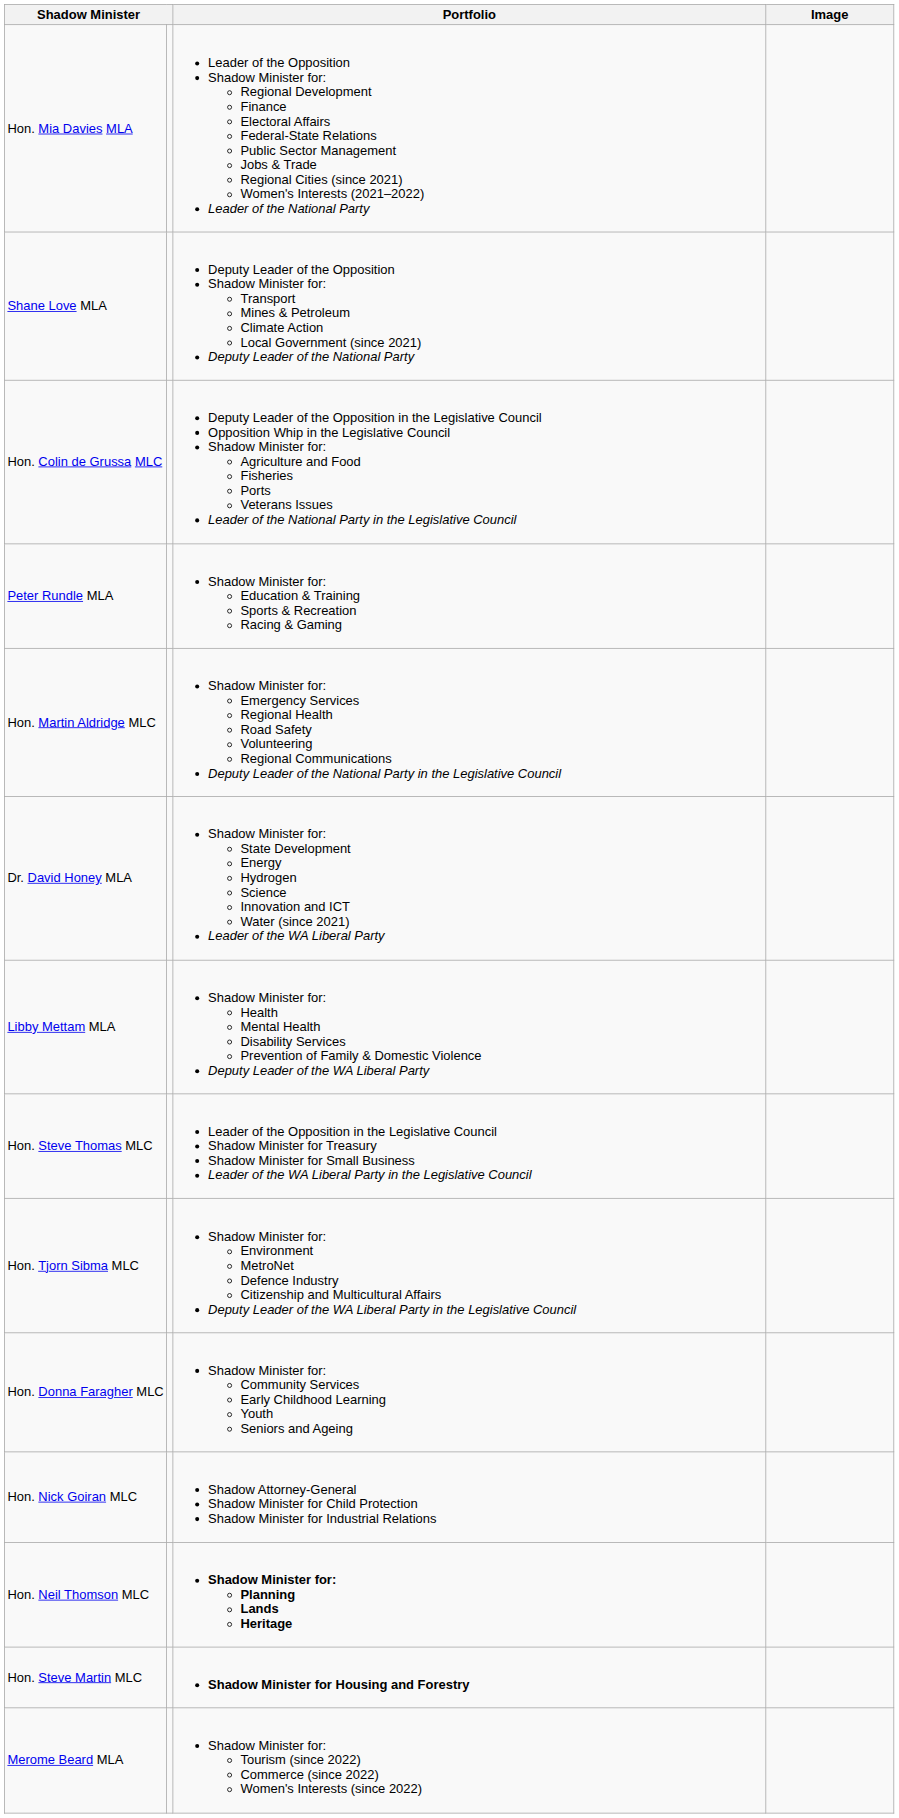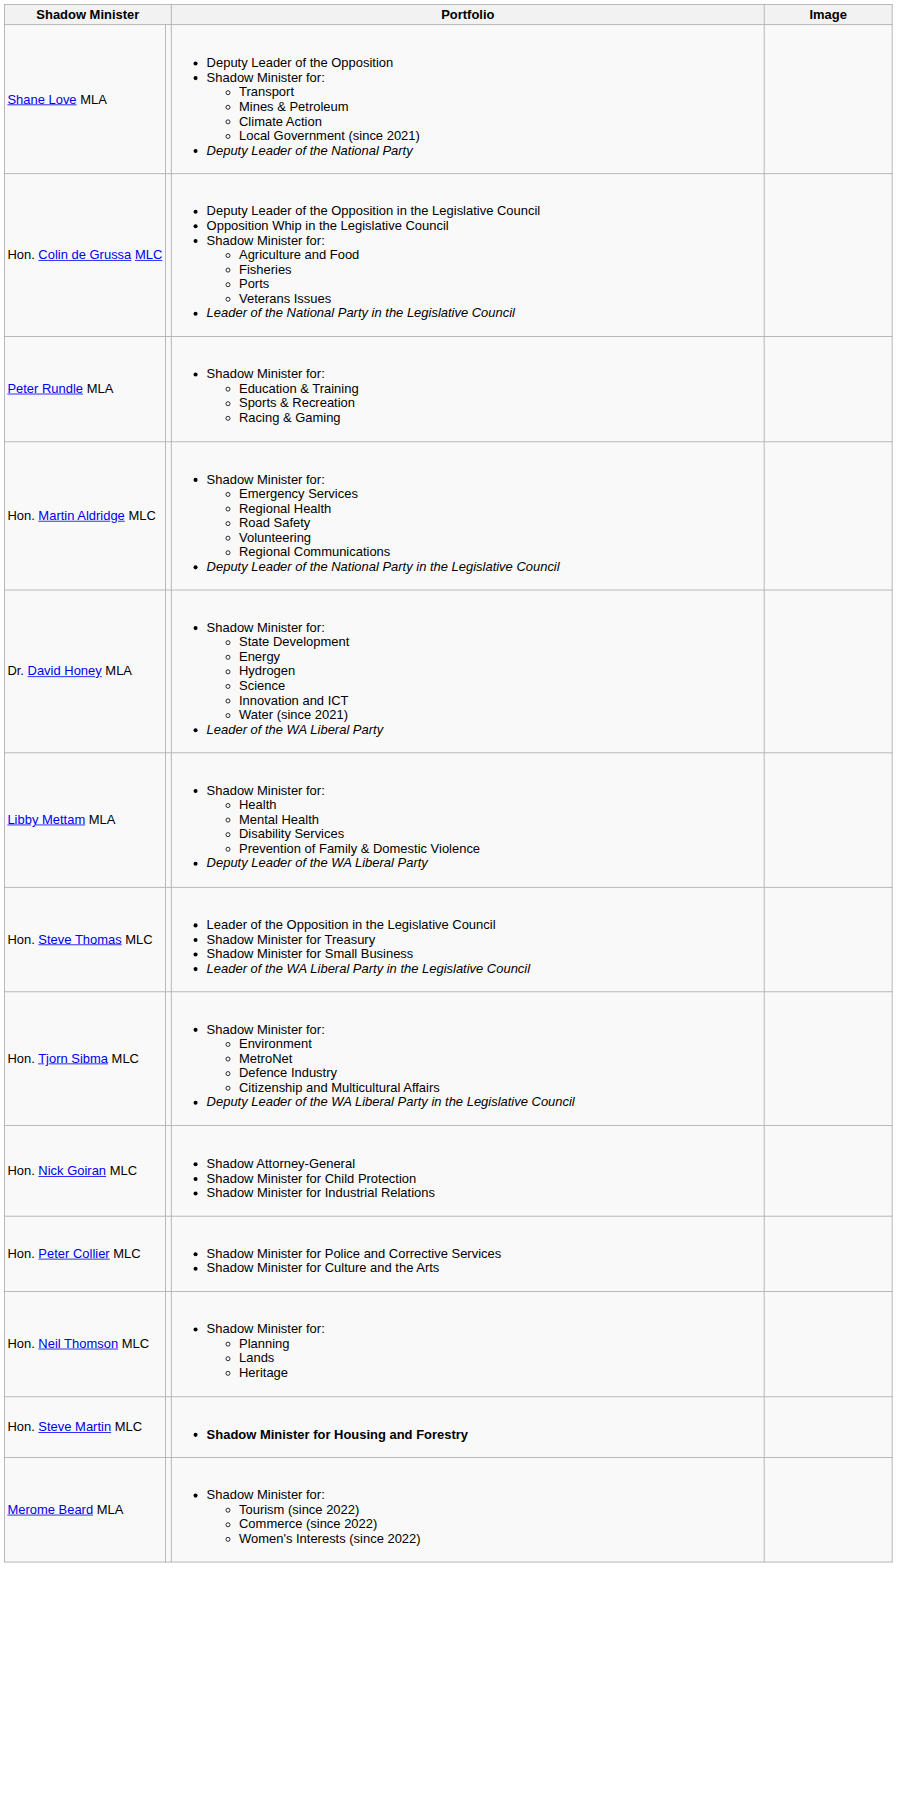- row: (70, 128)
- row: (86, 1392)
+ row: (74, 1253)
(469, 1602) bold -> (468, 1351) normal
